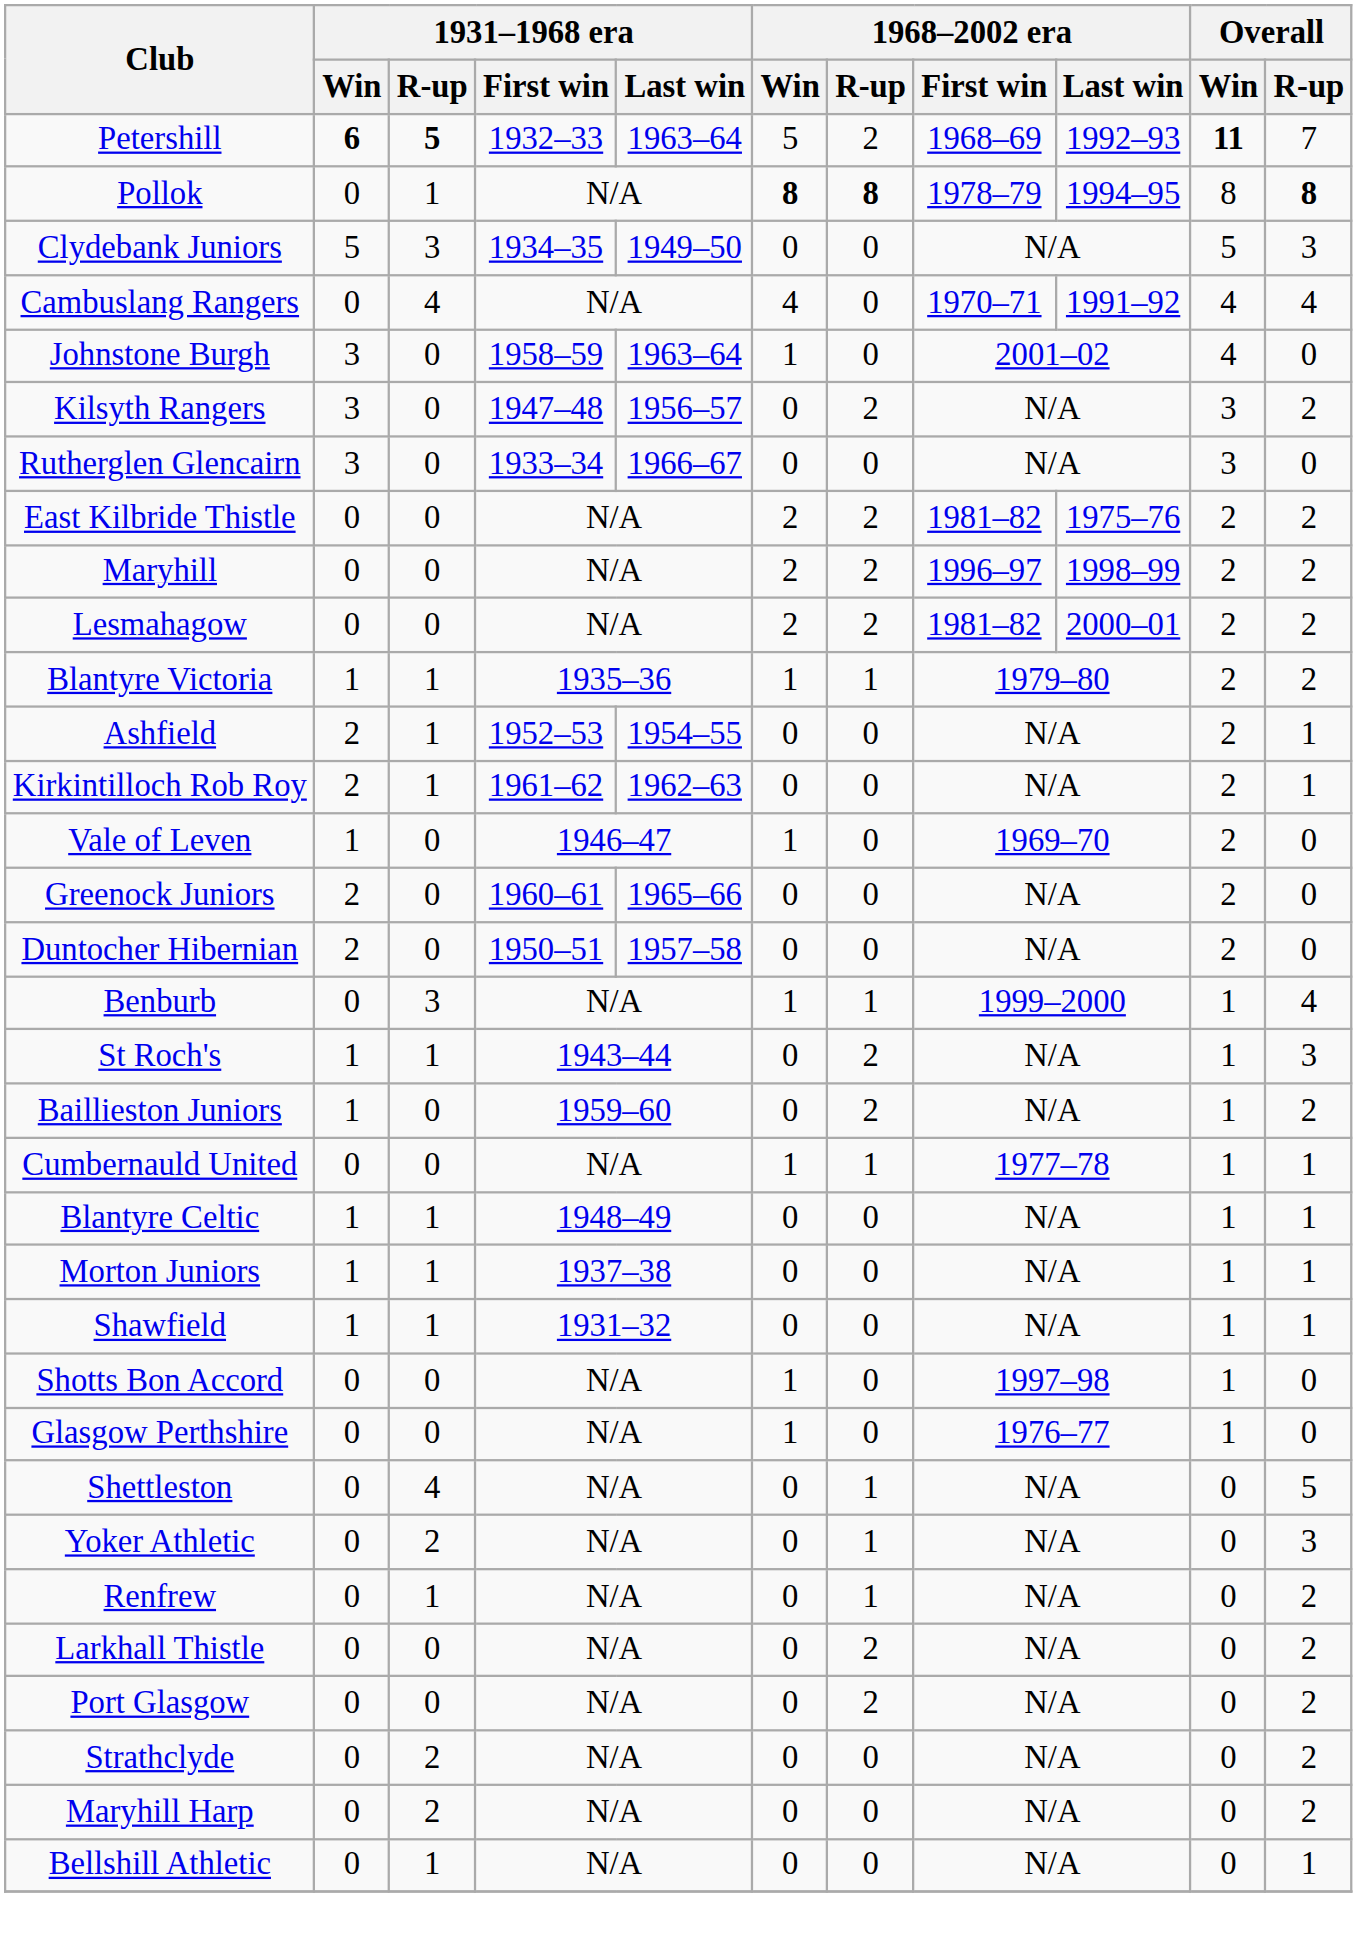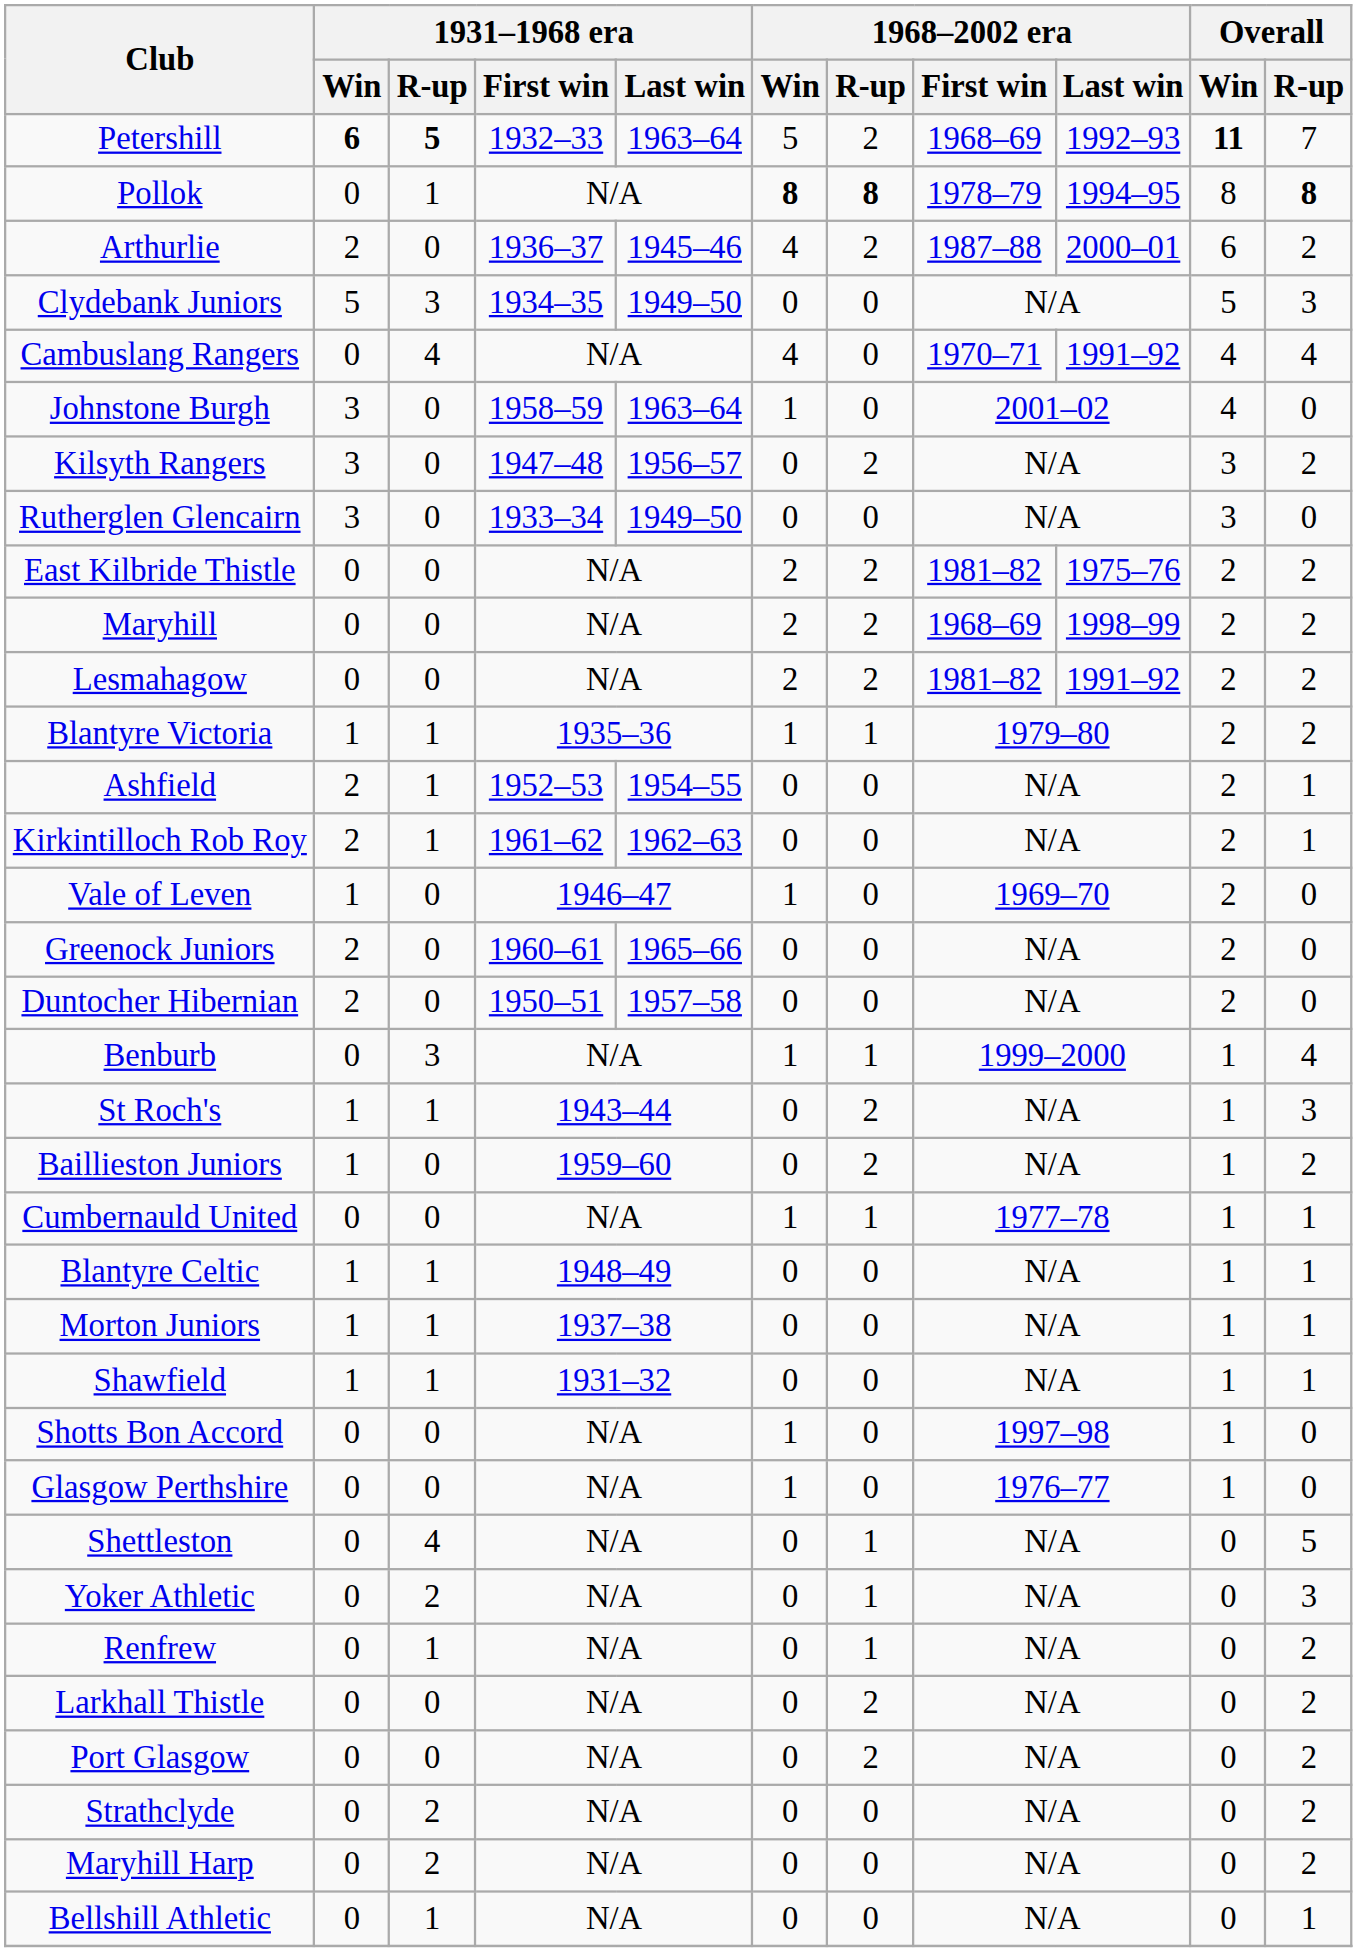+ row: (160, 247)
(685, 463) 1966–67 -> (685, 517) 1949–50
(984, 570) 1996–97 -> (984, 624) 1968–69
(1123, 624) 2000–01 -> (1123, 678) 1991–92
